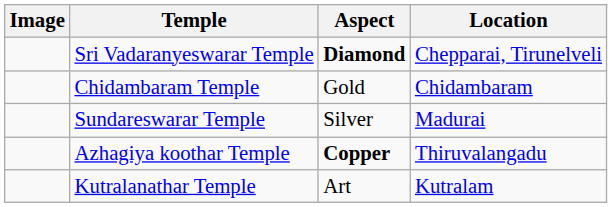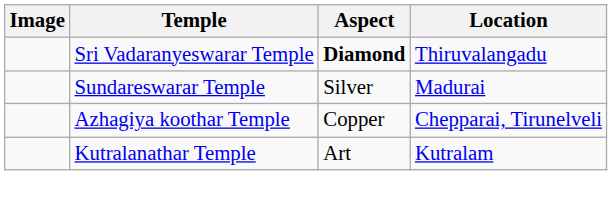(509, 53) Chepparai, Tirunelveli -> (481, 53) Thiruvalangadu
- row: (167, 86)
(357, 152) bold -> (354, 119) normal
(481, 152) Thiruvalangadu -> (509, 119) Chepparai, Tirunelveli
